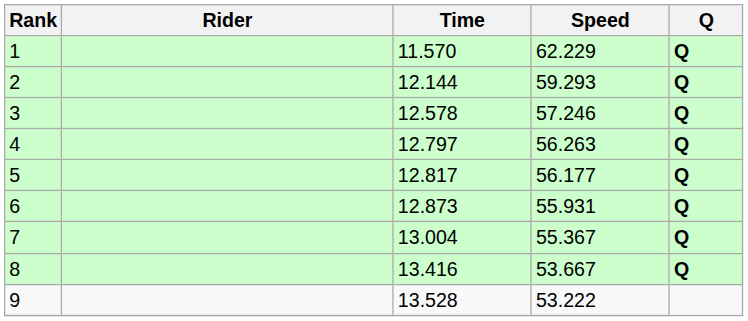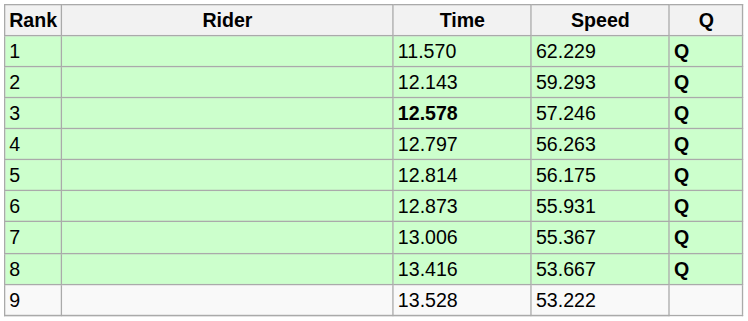(428, 82) 12.144 -> (428, 82) 12.143
(428, 113) normal -> (428, 113) bold
(428, 176) 12.817 -> (428, 176) 12.814
(566, 176) 56.177 -> (566, 176) 56.175
(428, 238) 13.004 -> (428, 238) 13.006
